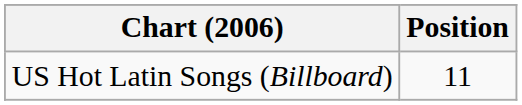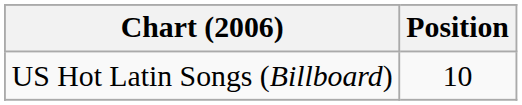(458, 75) 11 -> (458, 75) 10
